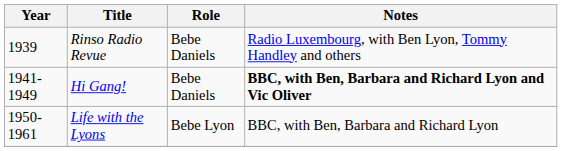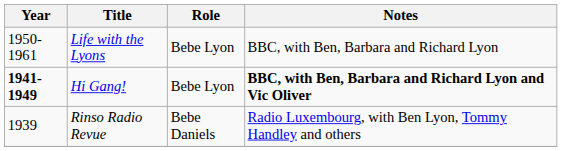rows swapped: (107, 47) <-> (107, 126)
(25, 86) normal -> (25, 86) bold
(193, 86) Bebe Daniels -> (203, 86) Bebe Lyon
